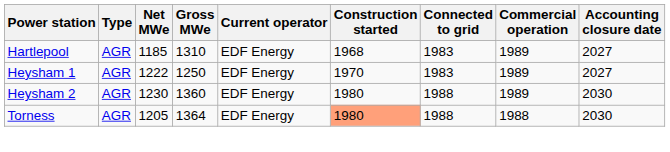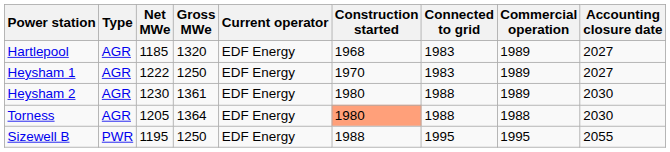(191, 51) 1310 -> (192, 51) 1320
(191, 94) 1360 -> (192, 94) 1361
+ row: (39, 136)
